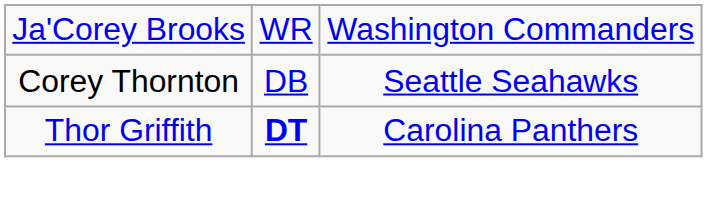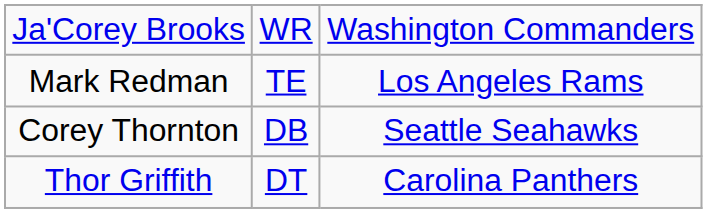+ row: (129, 80)
(286, 130) bold -> (286, 181) normal
